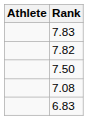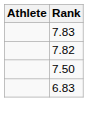- row: (63, 87)
